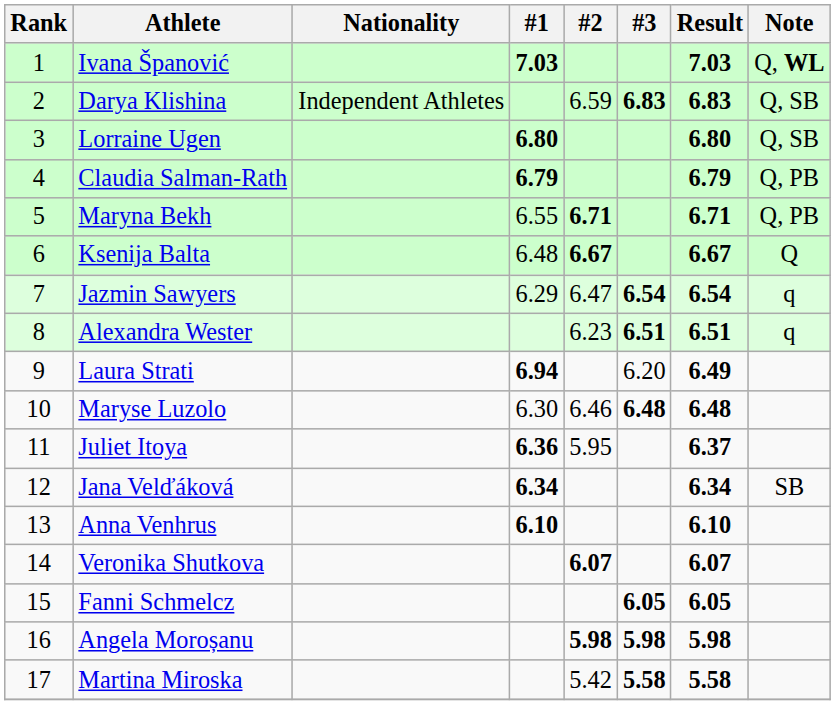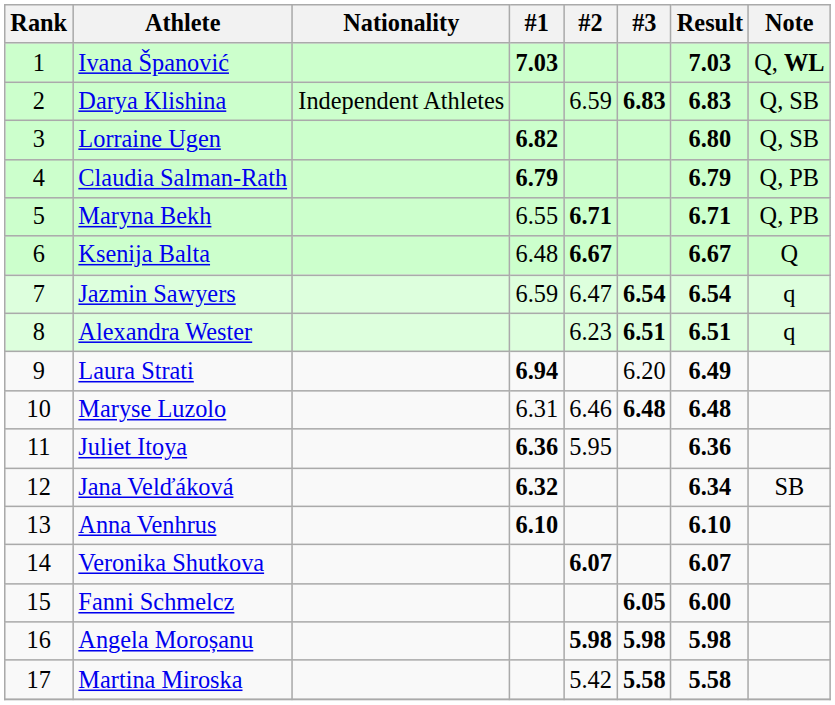(537, 139) 6.80 -> (537, 139) 6.82
(537, 293) 6.29 -> (537, 293) 6.59
(537, 409) 6.30 -> (537, 409) 6.31
(710, 448) 6.37 -> (710, 448) 6.36
(537, 486) 6.34 -> (537, 486) 6.32
(710, 602) 6.05 -> (710, 602) 6.00
